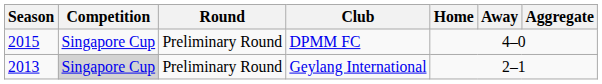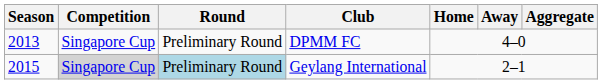(24, 41) 2015 -> (24, 41) 2013
(24, 66) 2013 -> (24, 66) 2015
(222, 66) no background -> (222, 66) lightblue background
